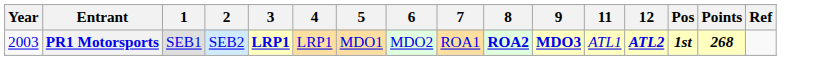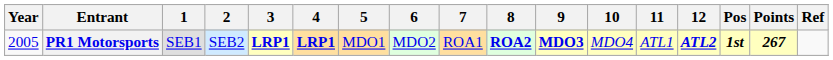+ column: (612, 17)
(23, 42) 2003 -> (23, 42) 2005
(315, 42) normal -> (316, 42) bold
(722, 42) 268 -> (774, 42) 267
